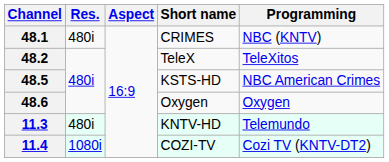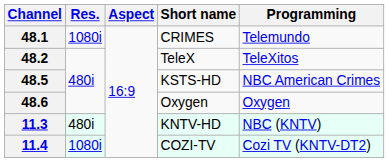(81, 37) 480i -> (85, 37) 1080i
(282, 37) NBC (KNTV) -> (276, 37) Telemundo
(276, 124) Telemundo -> (282, 124) NBC (KNTV)
